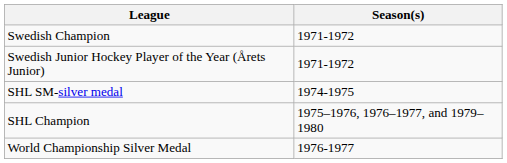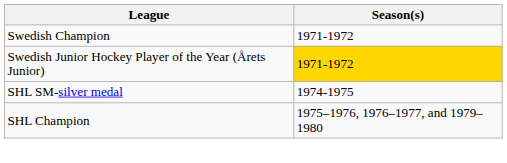(326, 63) no background -> (325, 63) gold background
- row: (99, 148)
